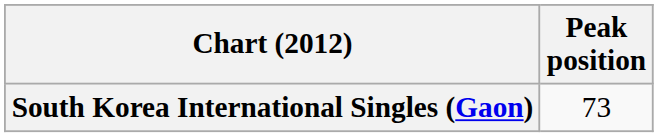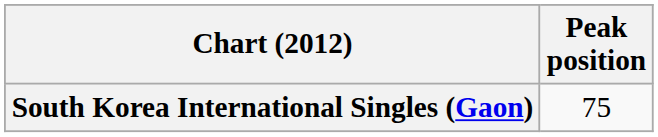(596, 107) 73 -> (596, 107) 75
